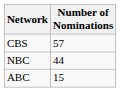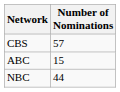rows swapped: (18, 60) <-> (18, 78)
